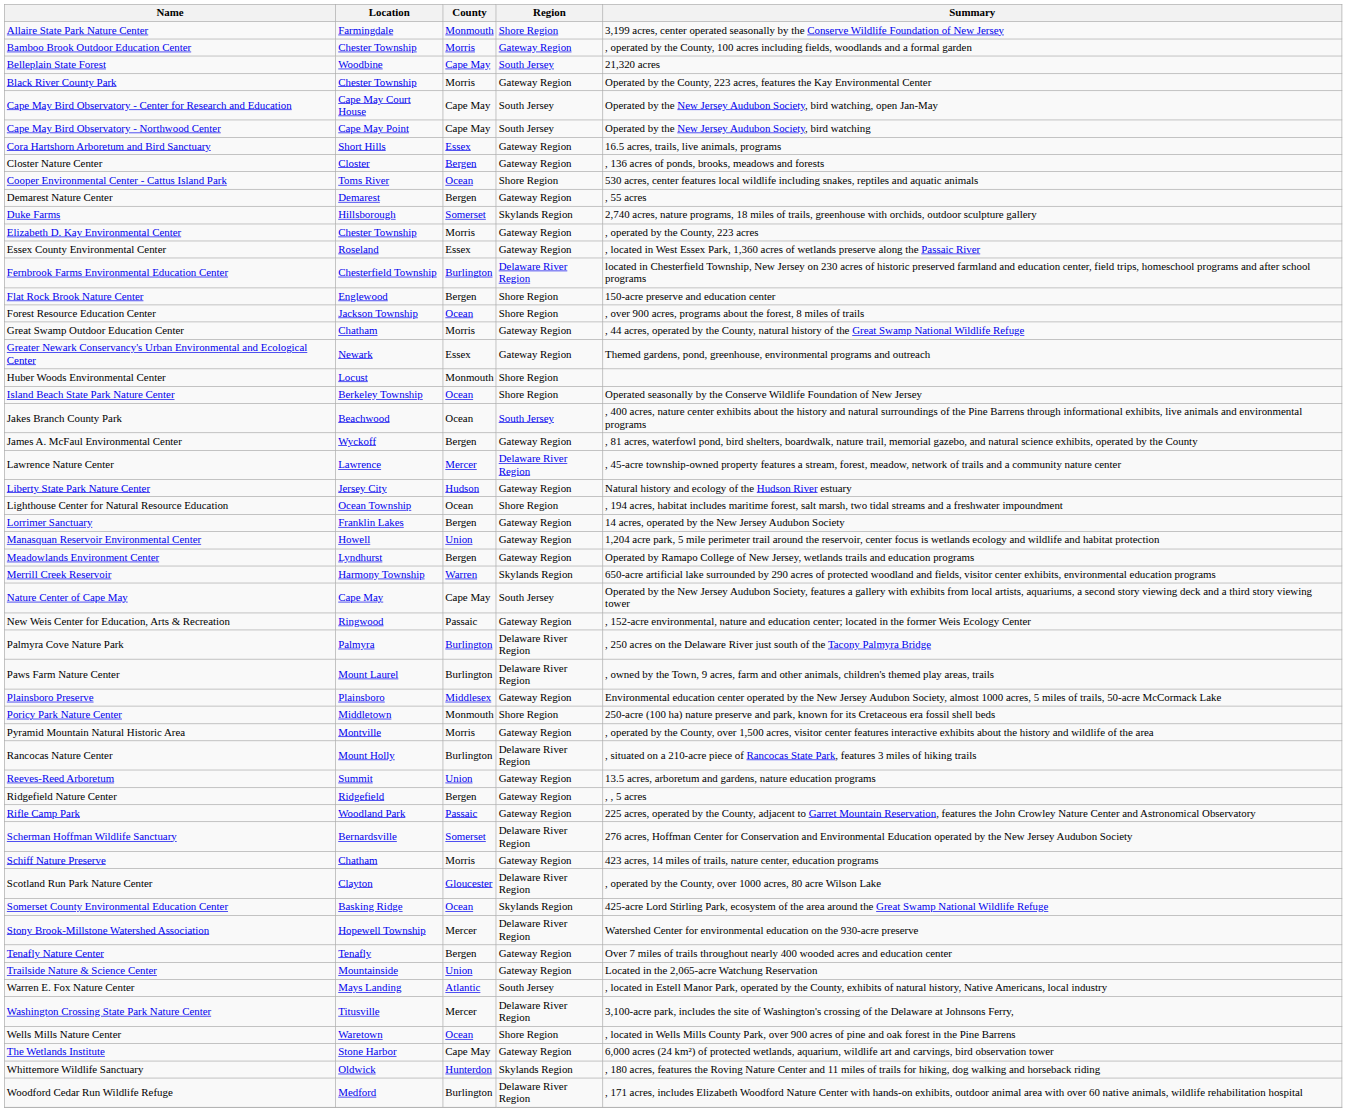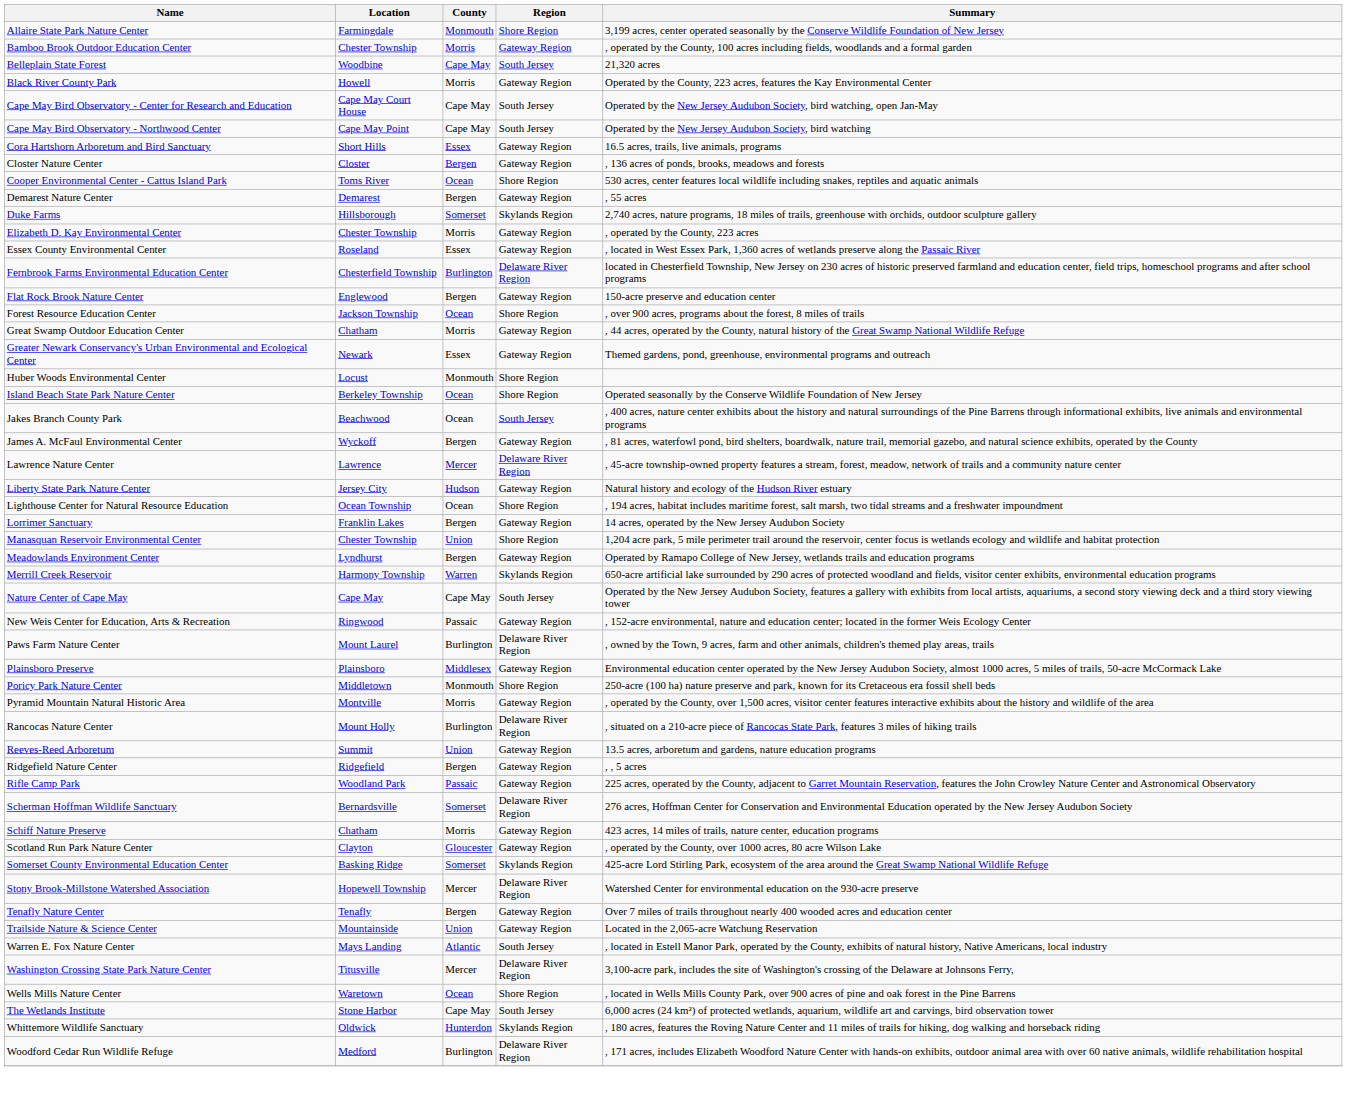(377, 82) Chester Township -> (354, 82) Howell
(528, 296) Shore Region -> (535, 296) Gateway Region
(354, 540) Howell -> (377, 540) Chester Township
(535, 540) Gateway Region -> (528, 540) Shore Region
- row: (65, 644)
(533, 883) Delaware River Region -> (535, 847) Gateway Region
(459, 906) Ocean -> (466, 865) Somerset
(535, 1052) Gateway Region -> (526, 1010) South Jersey
